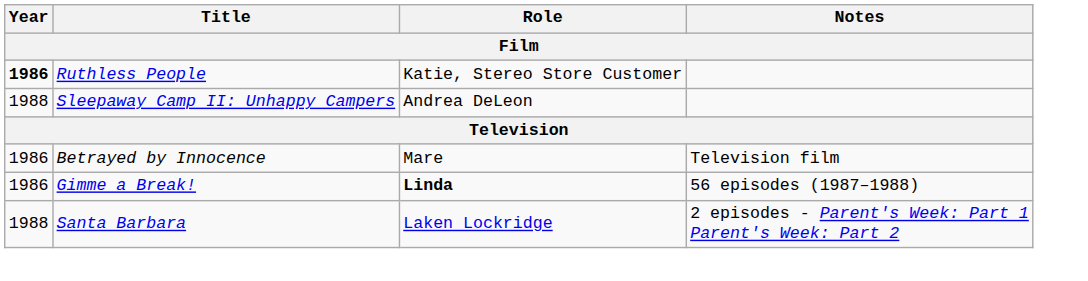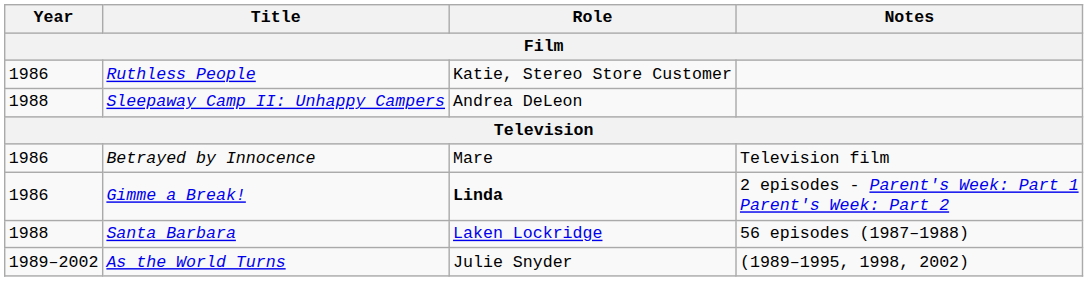(29, 74) bold -> (29, 74) normal
(805, 186) 56 episodes (1987–1988) -> (909, 196) 2 episodes - Parent's Week: Part 1 Parent's Week: Part 2
(859, 224) 2 episodes - Parent's Week: Part 1 Parent's Week: Part 2 -> (855, 234) 56 episodes (1987–1988)
+ row: (196, 262)
